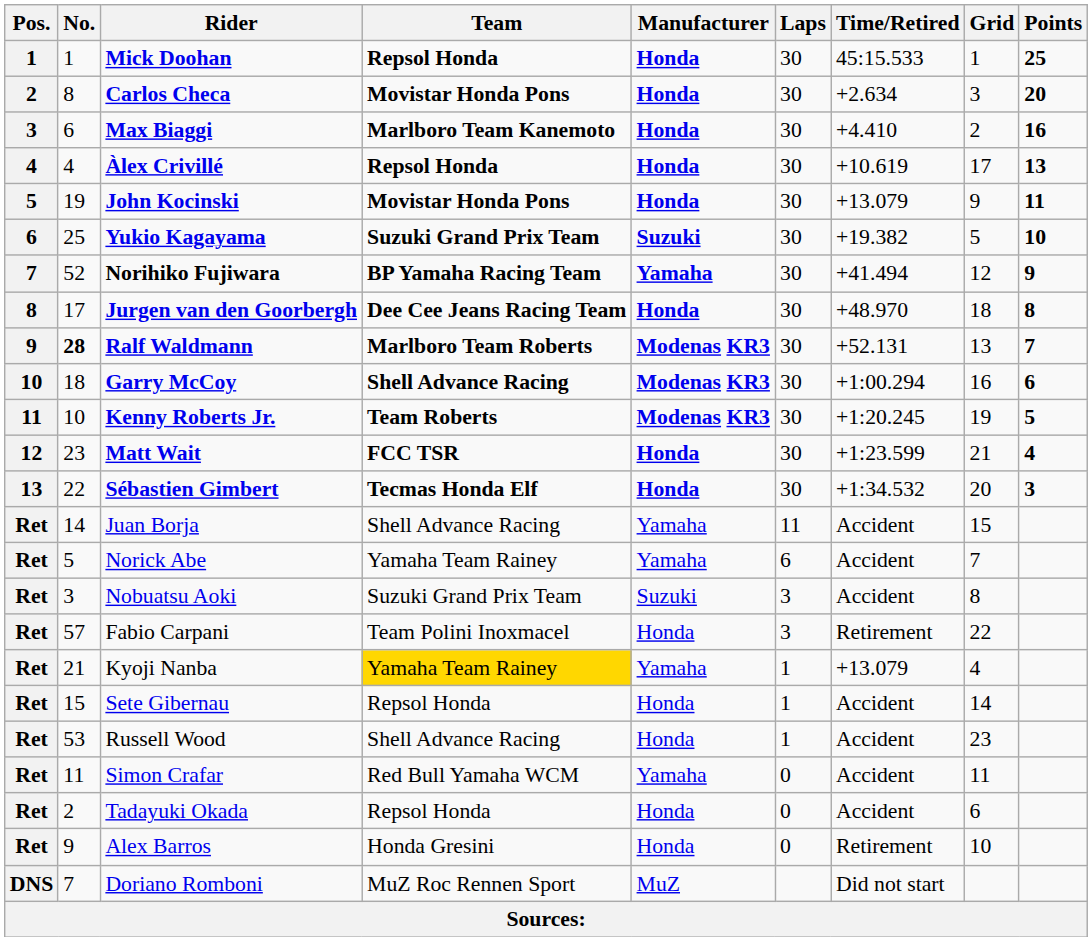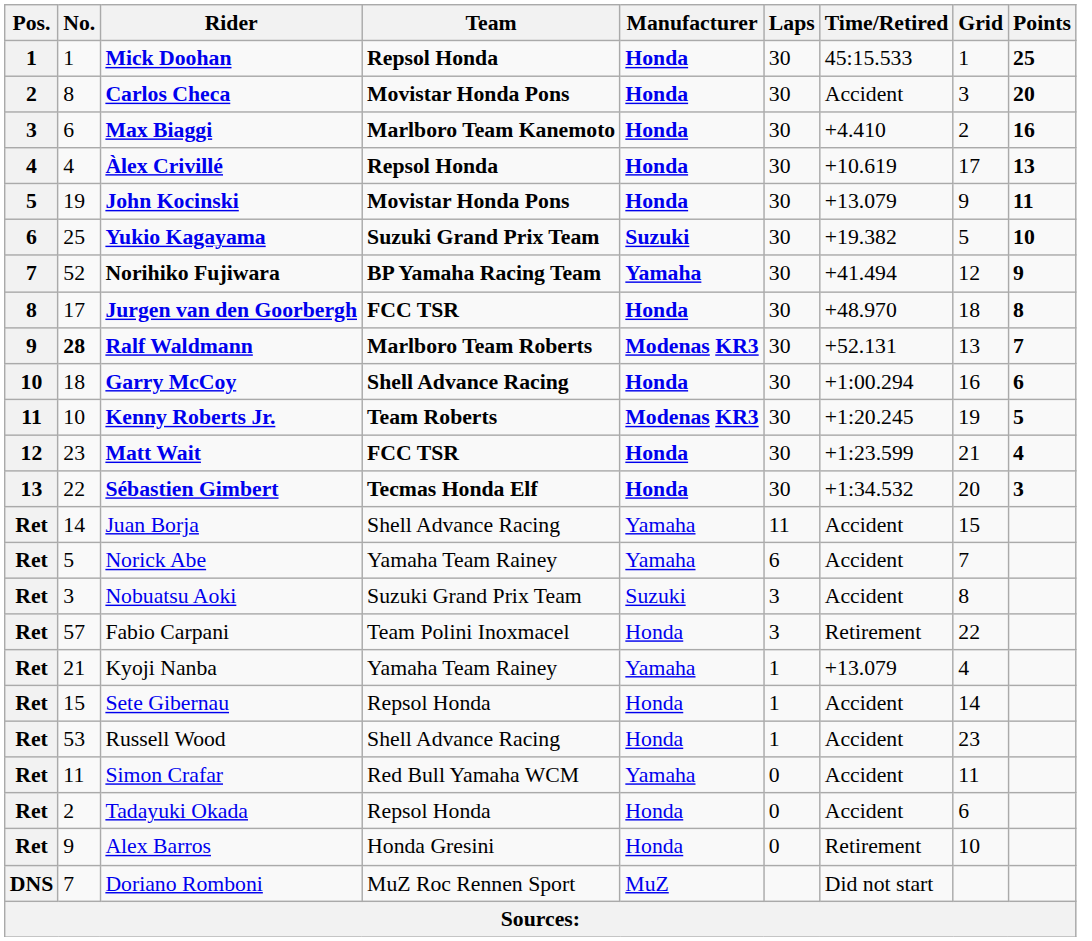(867, 94) +2.634 -> (864, 94) Accident
(497, 309) Dee Cee Jeans Racing Team -> (413, 309) FCC TSR
(703, 381) Modenas KR3 -> (657, 381) Honda
(462, 667) gold background -> (462, 667) no background
